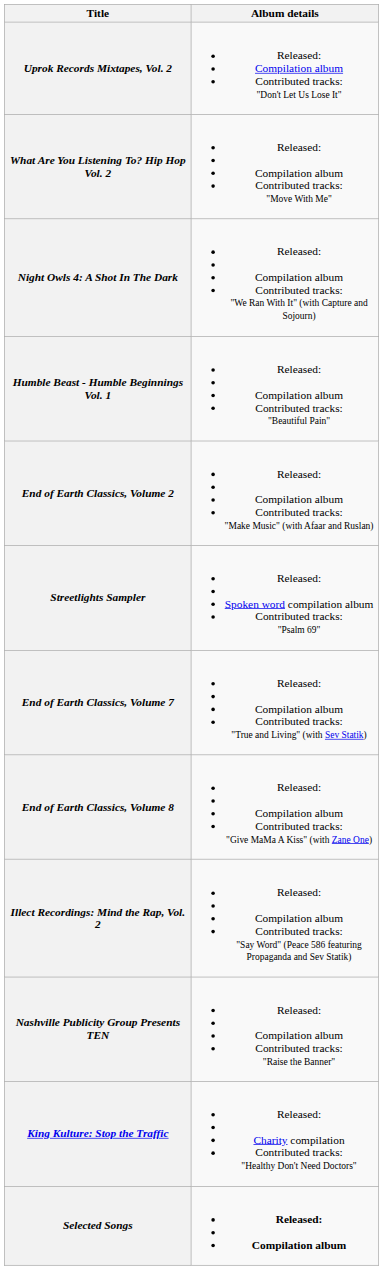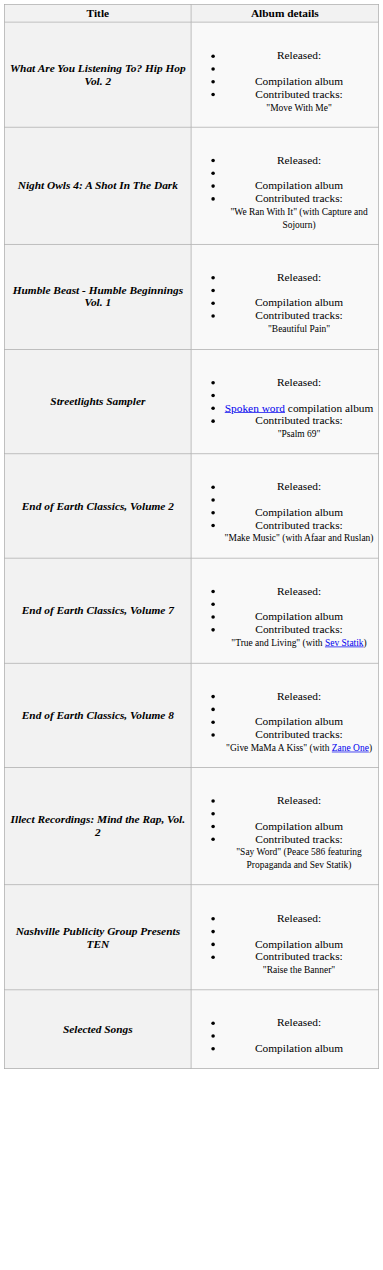- row: (98, 68)
rows swapped: (98, 598) <-> (98, 493)
- row: (98, 1133)
(285, 1232) bold -> (285, 1036) normal
